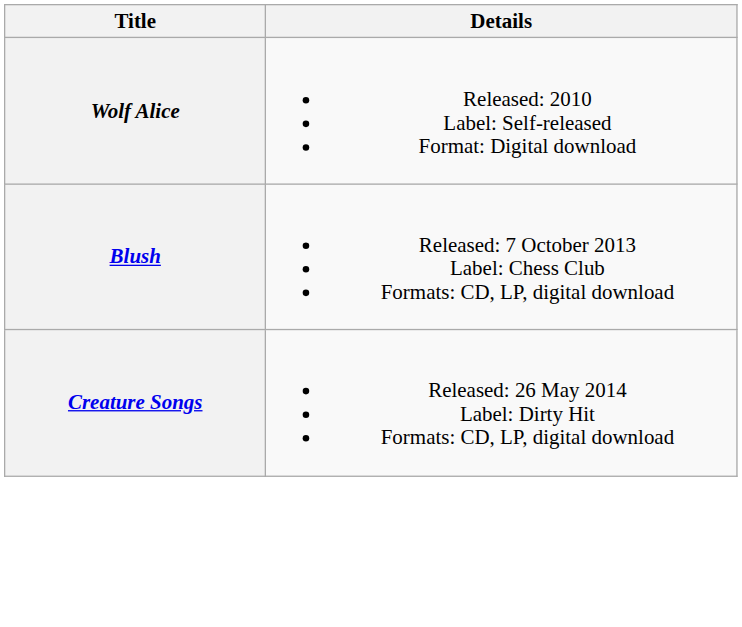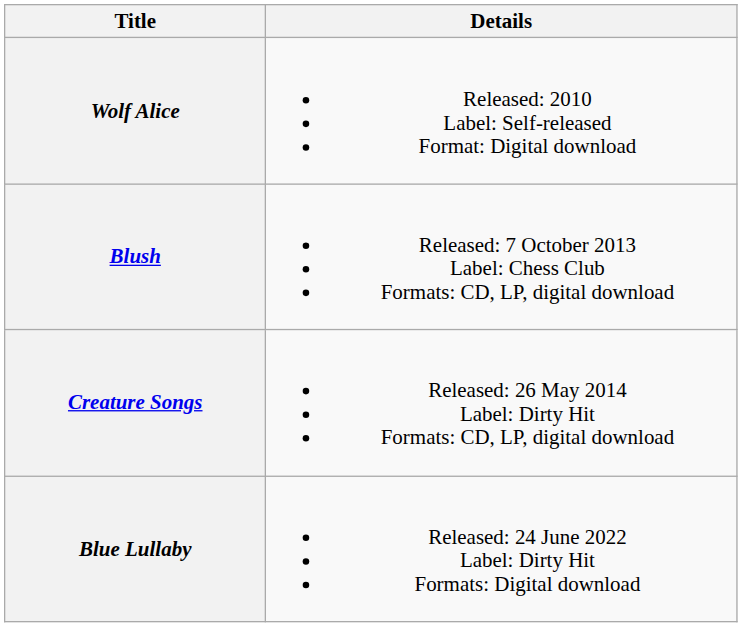+ row: (135, 548)
